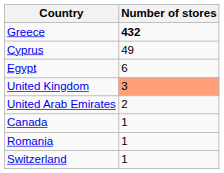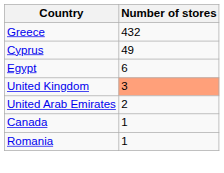(131, 31) bold -> (131, 31) normal
- row: (37, 159)
